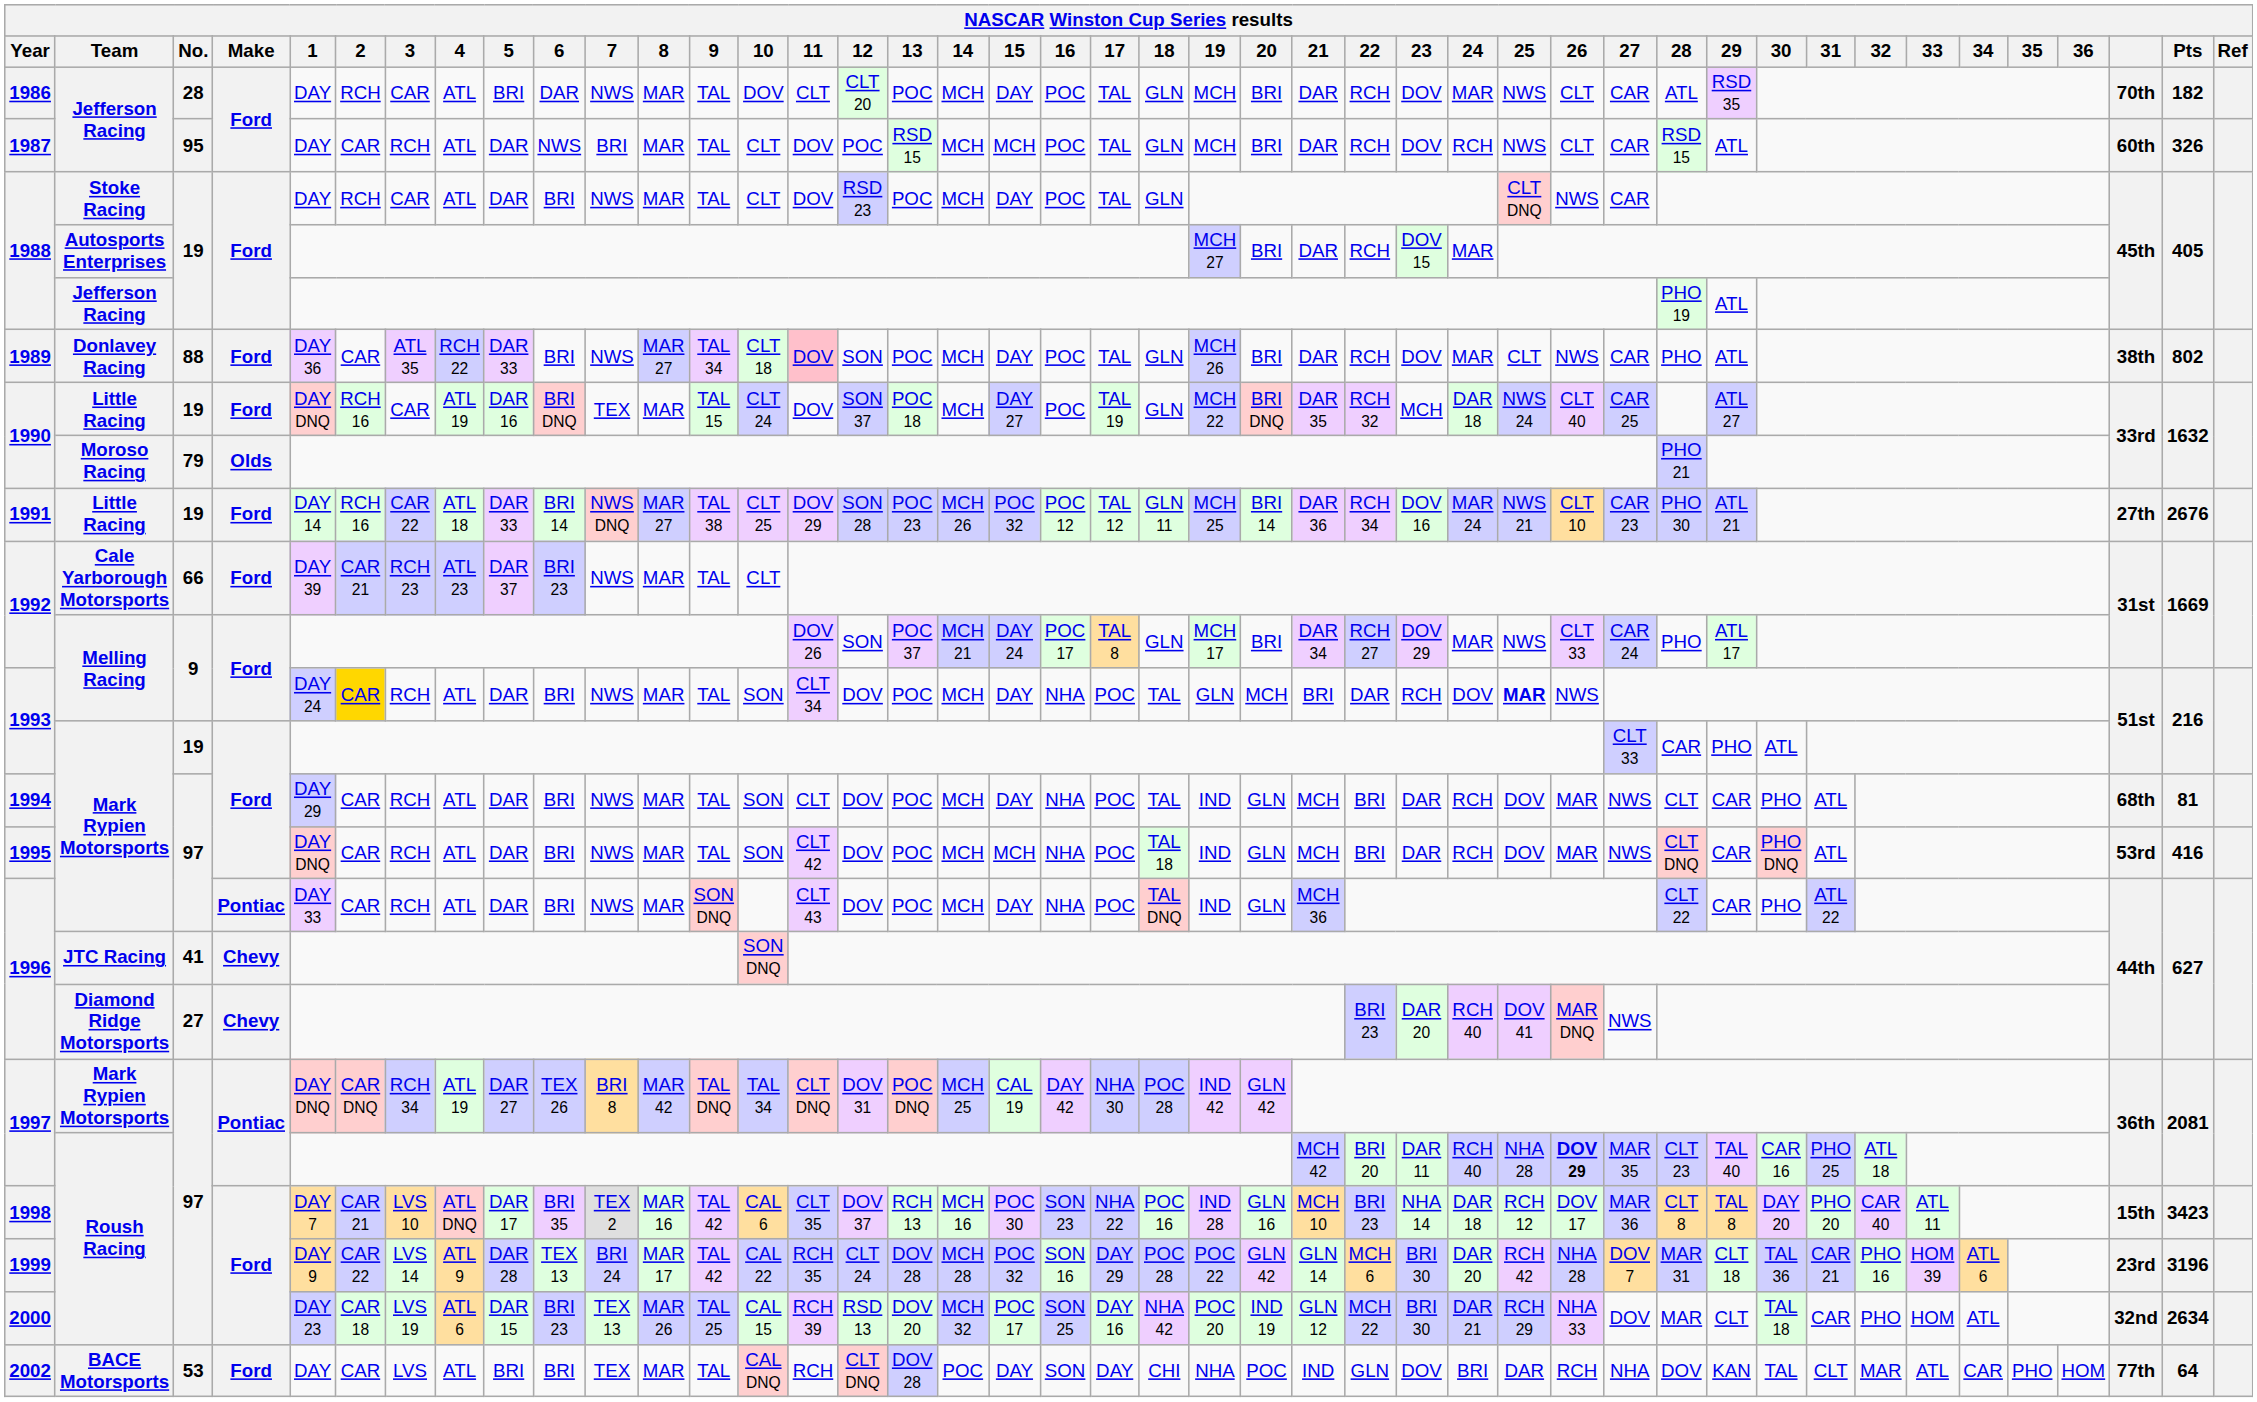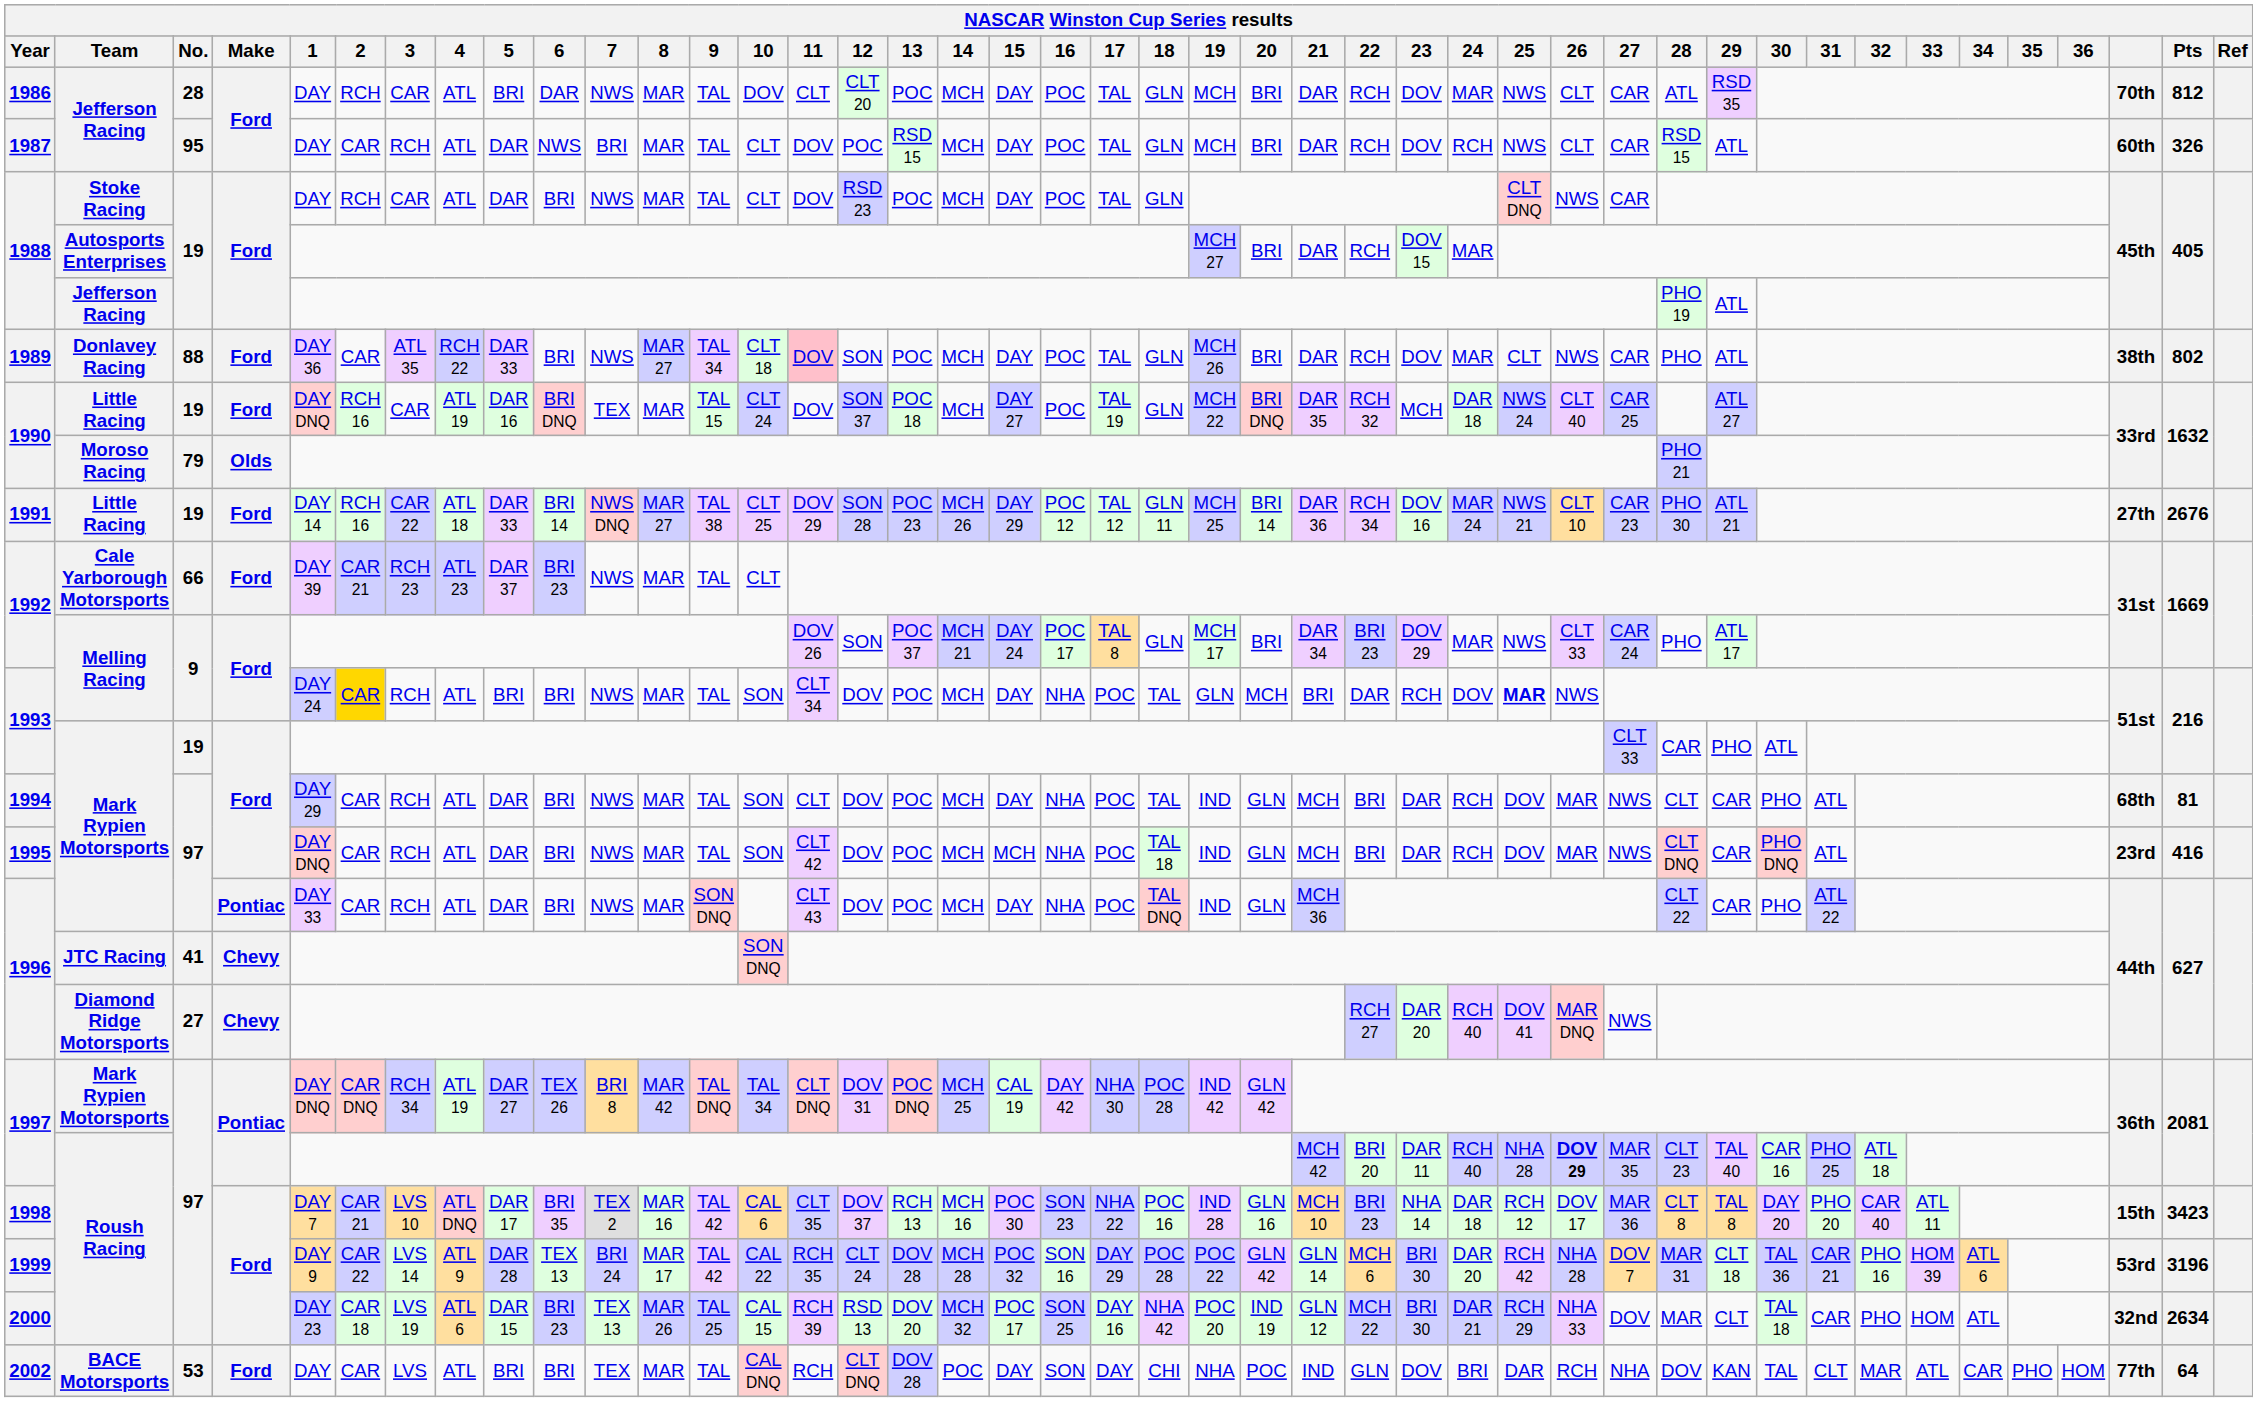(2188, 93) 182 -> (2188, 93) 812
(1014, 146) MCH -> (1014, 146) DAY
(1014, 514) POC 32 -> (1014, 514) DAY 29
(1370, 641) RCH 27 -> (1370, 641) BRI 23
(509, 694) DAR -> (509, 694) BRI
(2136, 852) 53rd -> (2136, 852) 23rd
(1370, 1021) BRI 23 -> (1370, 1021) RCH 27
(2136, 1265) 23rd -> (2136, 1265) 53rd
